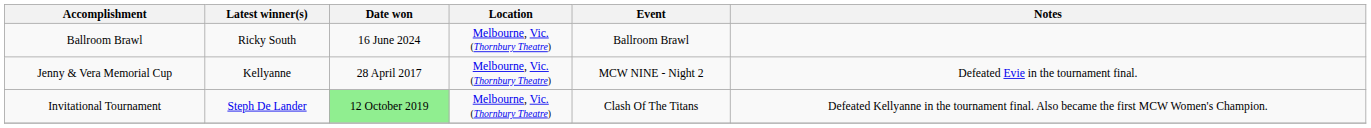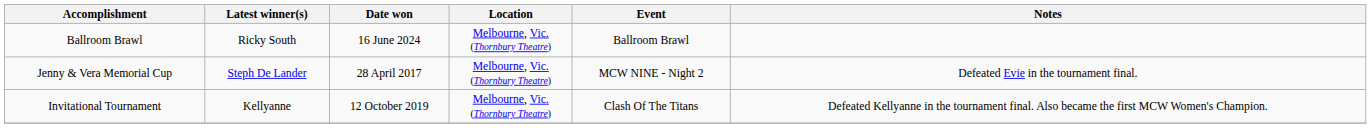(267, 72) Kellyanne -> (267, 72) Steph De Lander
(267, 106) Steph De Lander -> (267, 106) Kellyanne
(389, 106) lightgreen background -> (389, 106) no background
